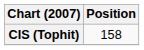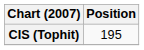(111, 34) 158 -> (111, 34) 195
